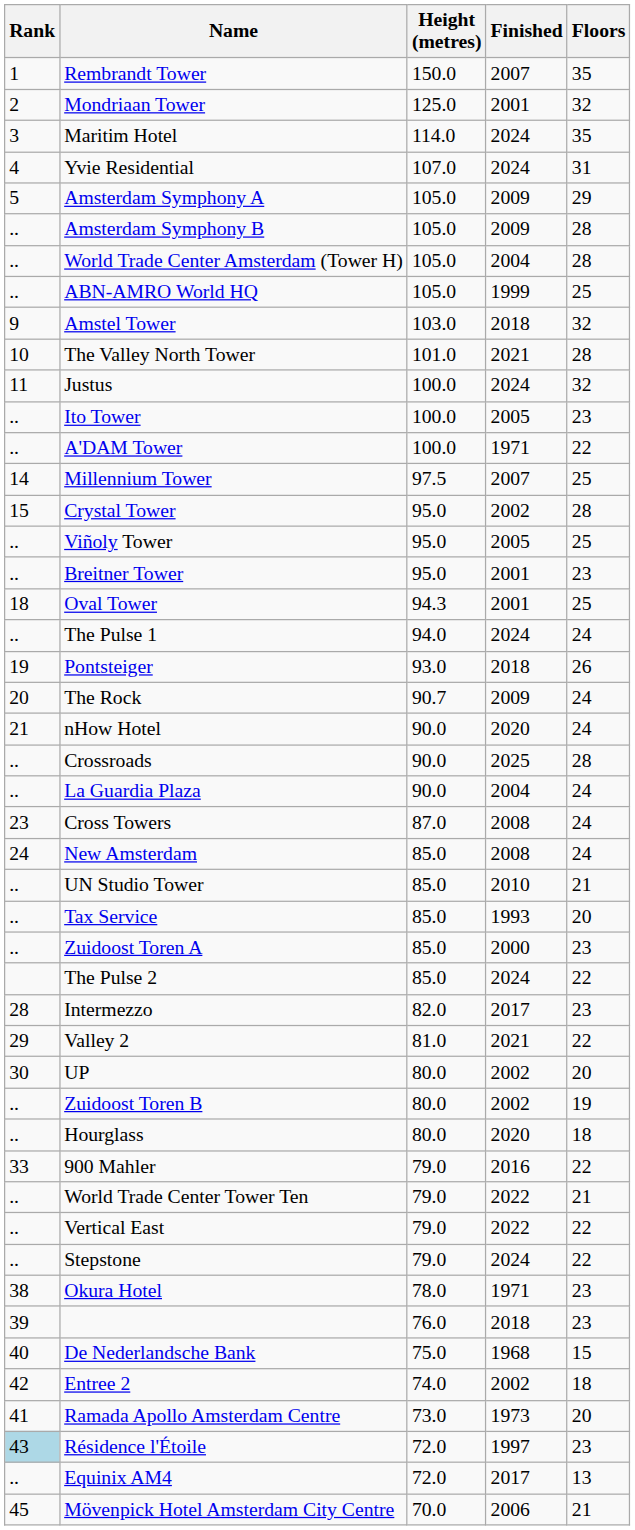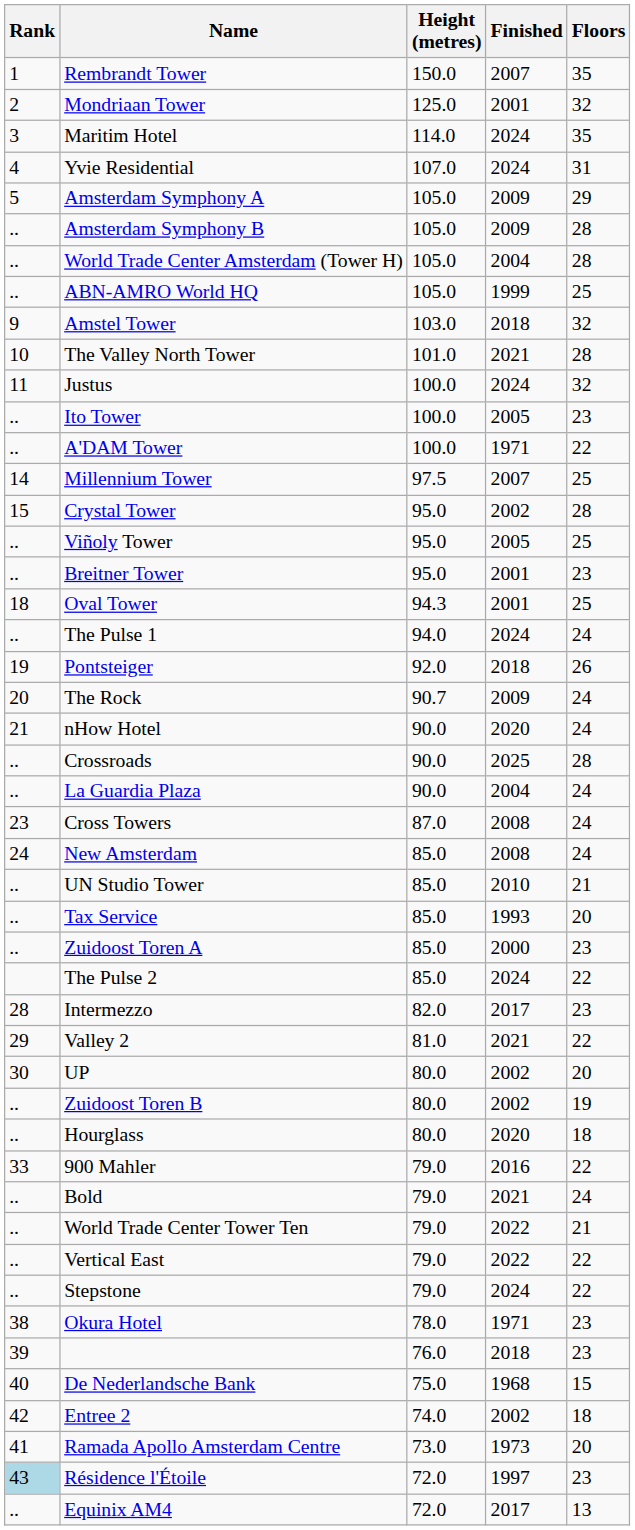(429, 666) 93.0 -> (429, 666) 92.0
+ row: (83, 1197)
- row: (229, 1509)
